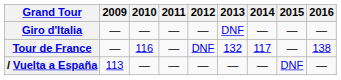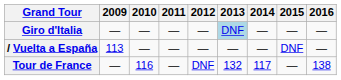(233, 30) no background -> (233, 30) lightblue background
rows swapped: (52, 48) <-> (52, 65)
